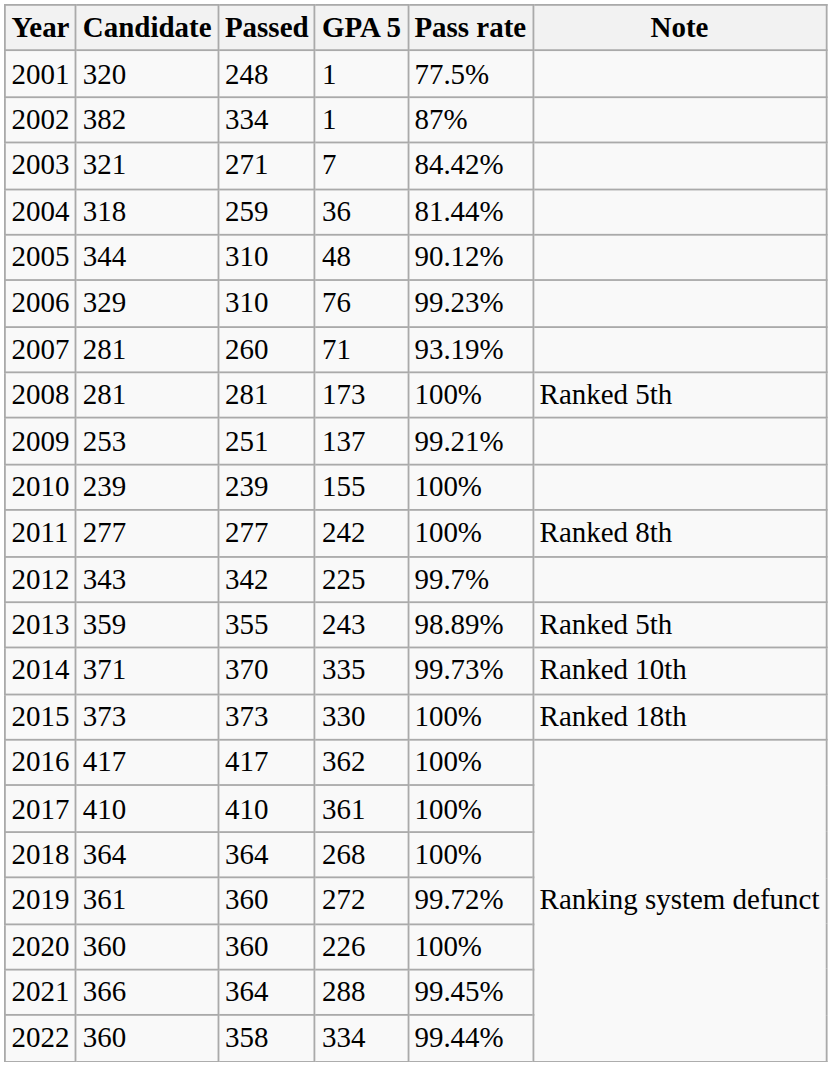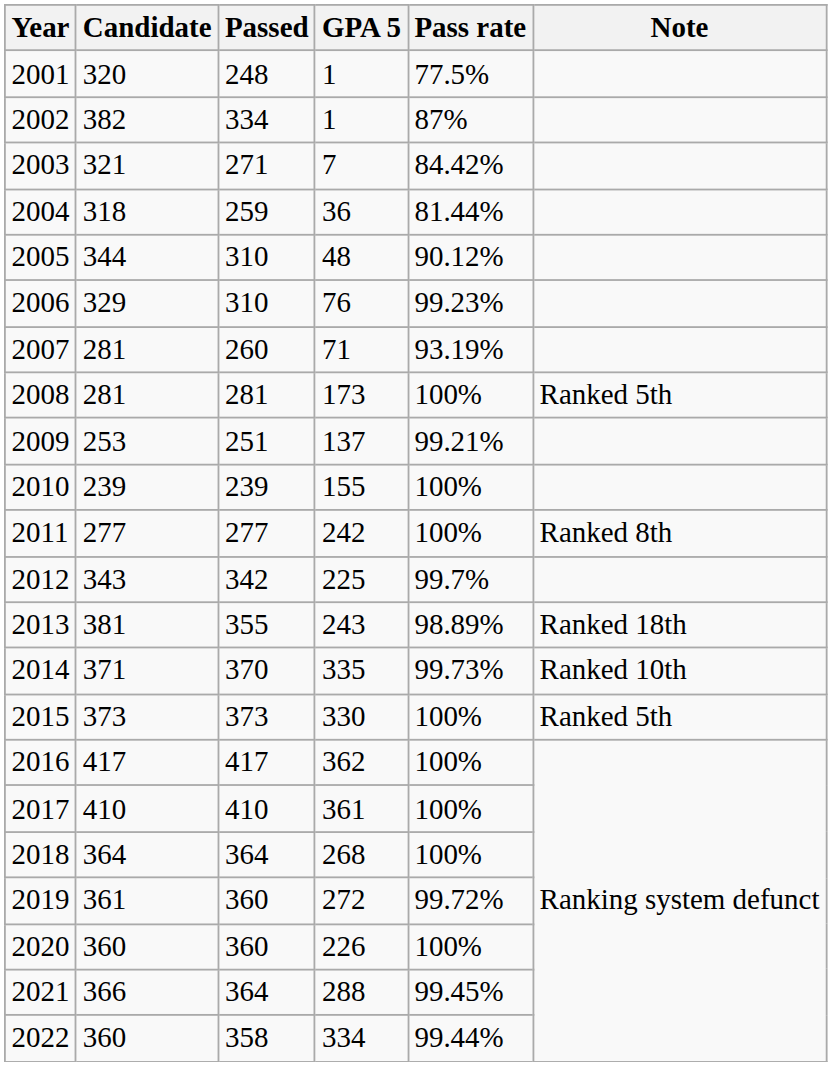(105, 624) 359 -> (105, 624) 381
(606, 624) Ranked 5th -> (613, 624) Ranked 18th
(613, 716) Ranked 18th -> (606, 716) Ranked 5th
